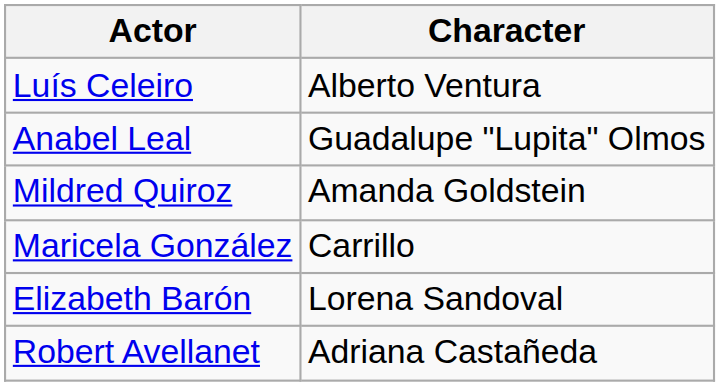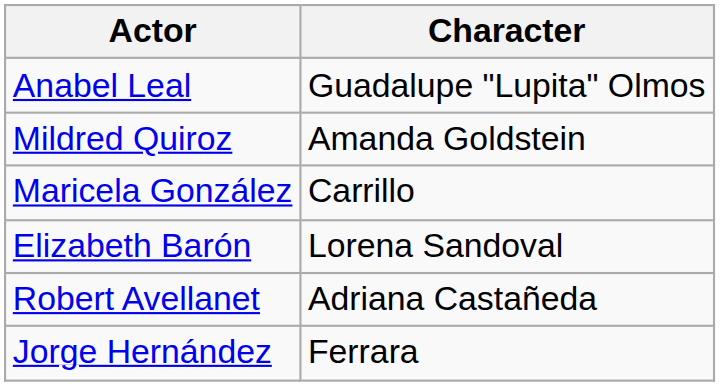- row: (103, 84)
+ row: (142, 352)
